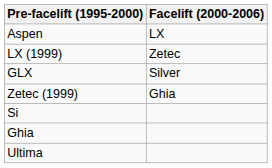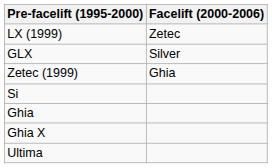- row: (25, 34)
+ row: (26, 133)
